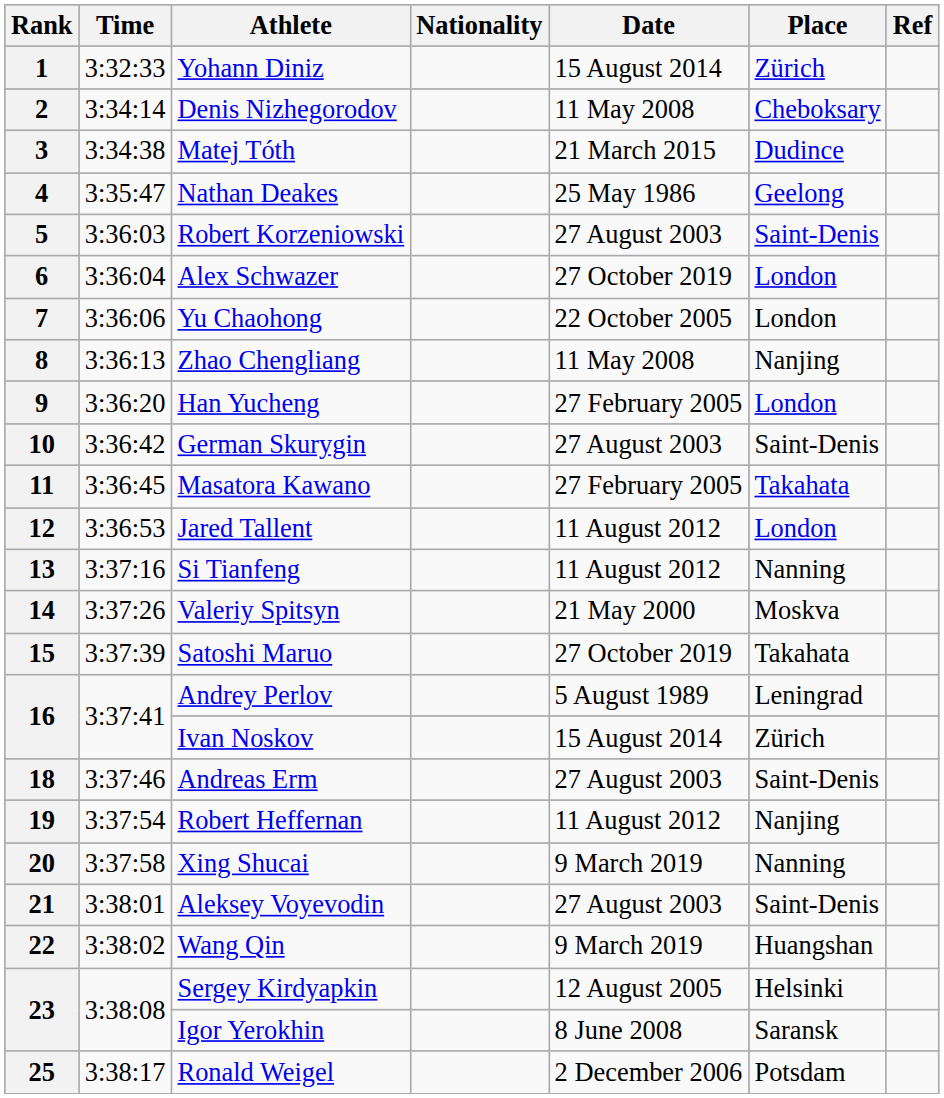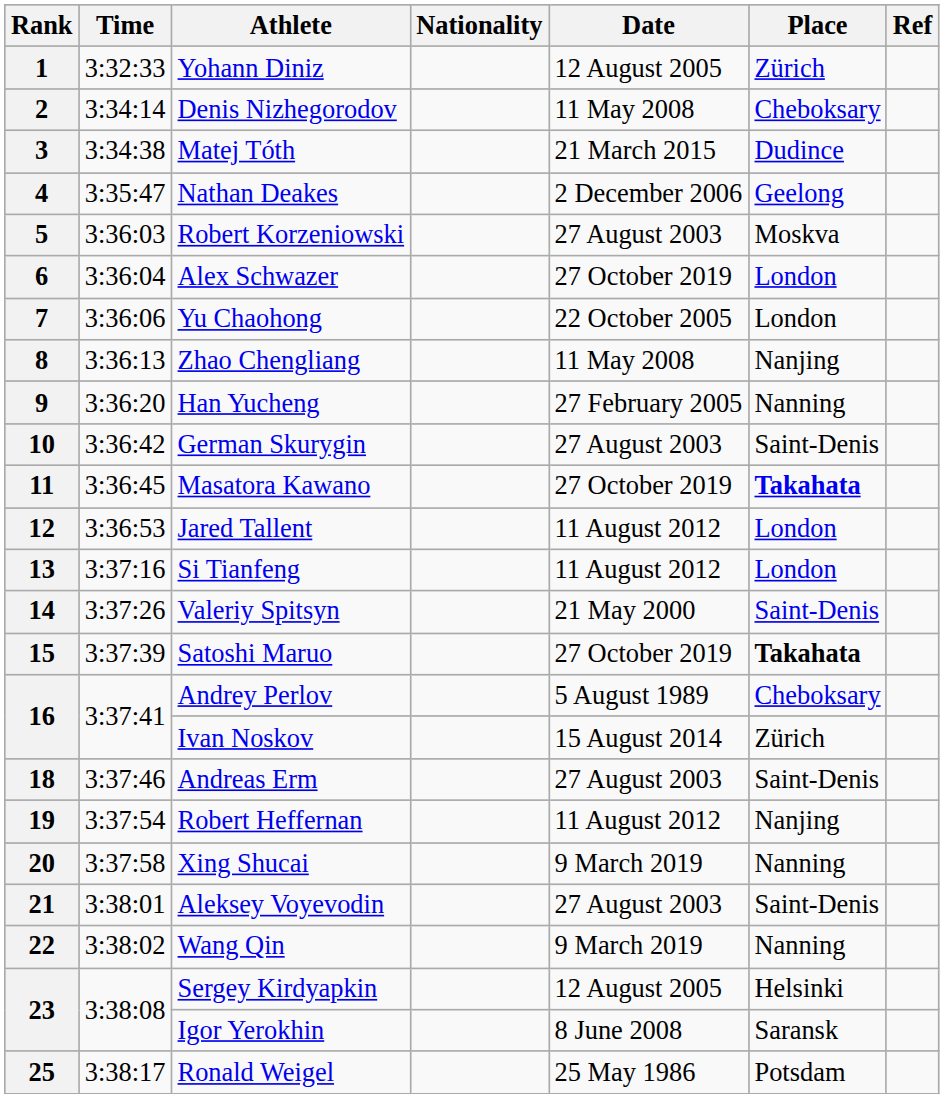(638, 67) 15 August 2014 -> (638, 67) 12 August 2005
(625, 192) 25 May 1986 -> (648, 192) 2 December 2006
(817, 234) Saint-Denis -> (797, 234) Moskva
(796, 402) London -> (800, 402) Nanning
(648, 485) 27 February 2005 -> (643, 485) 27 October 2019
(802, 485) normal -> (808, 485) bold
(800, 569) Nanning -> (796, 569) London
(797, 611) Moskva -> (817, 611) Saint-Denis
(802, 653) normal -> (808, 653) bold
(809, 695) Leningrad -> (818, 695) Cheboksary
(814, 946) Huangshan -> (800, 946) Nanning
(648, 1072) 2 December 2006 -> (625, 1072) 25 May 1986
